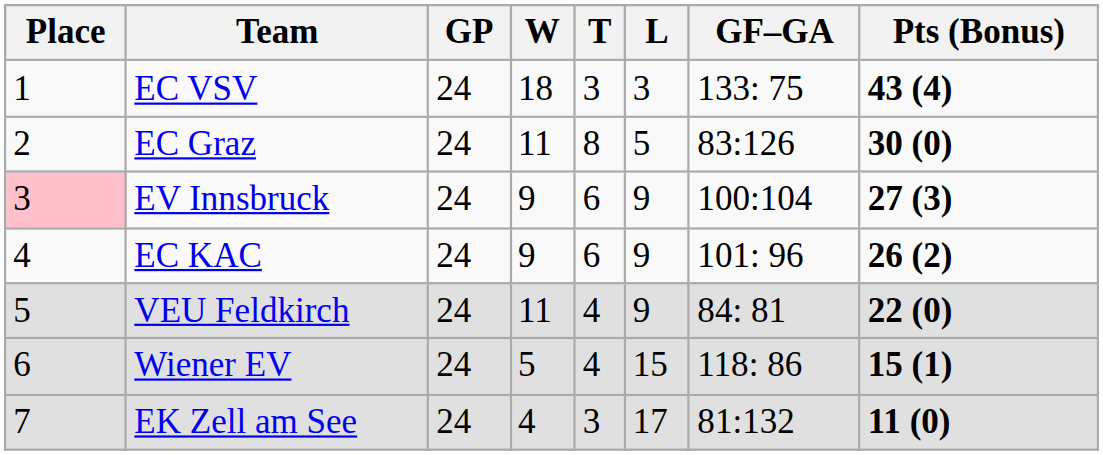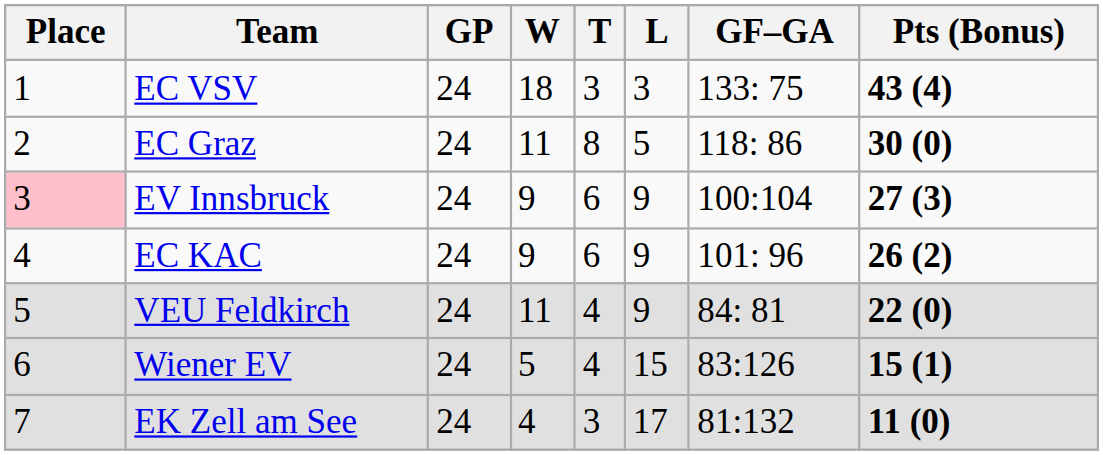(746, 143) 83:126 -> (750, 143) 118: 86
(750, 365) 118: 86 -> (746, 365) 83:126
